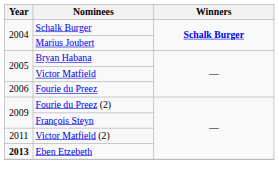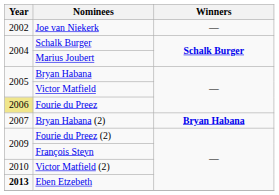+ row: (67, 27)
(19, 89) no background -> (19, 105) khaki background
+ row: (70, 120)
(19, 136) 2011 -> (19, 167) 2010
